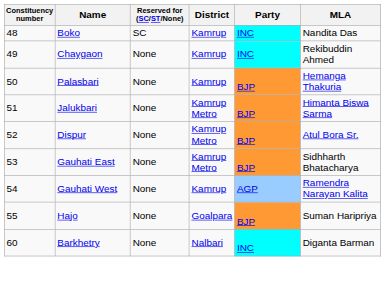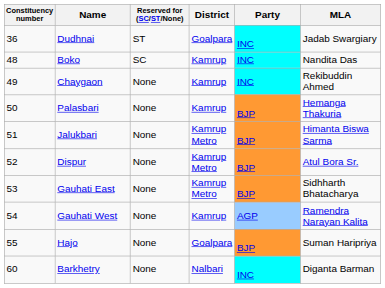+ row: (76, 38)
